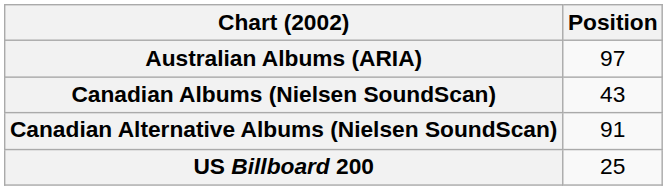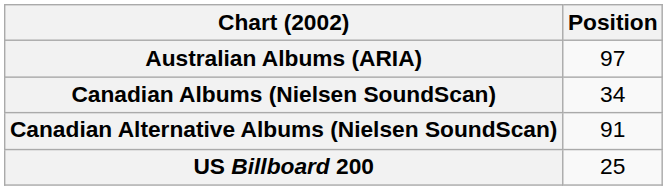(613, 94) 43 -> (613, 94) 34
